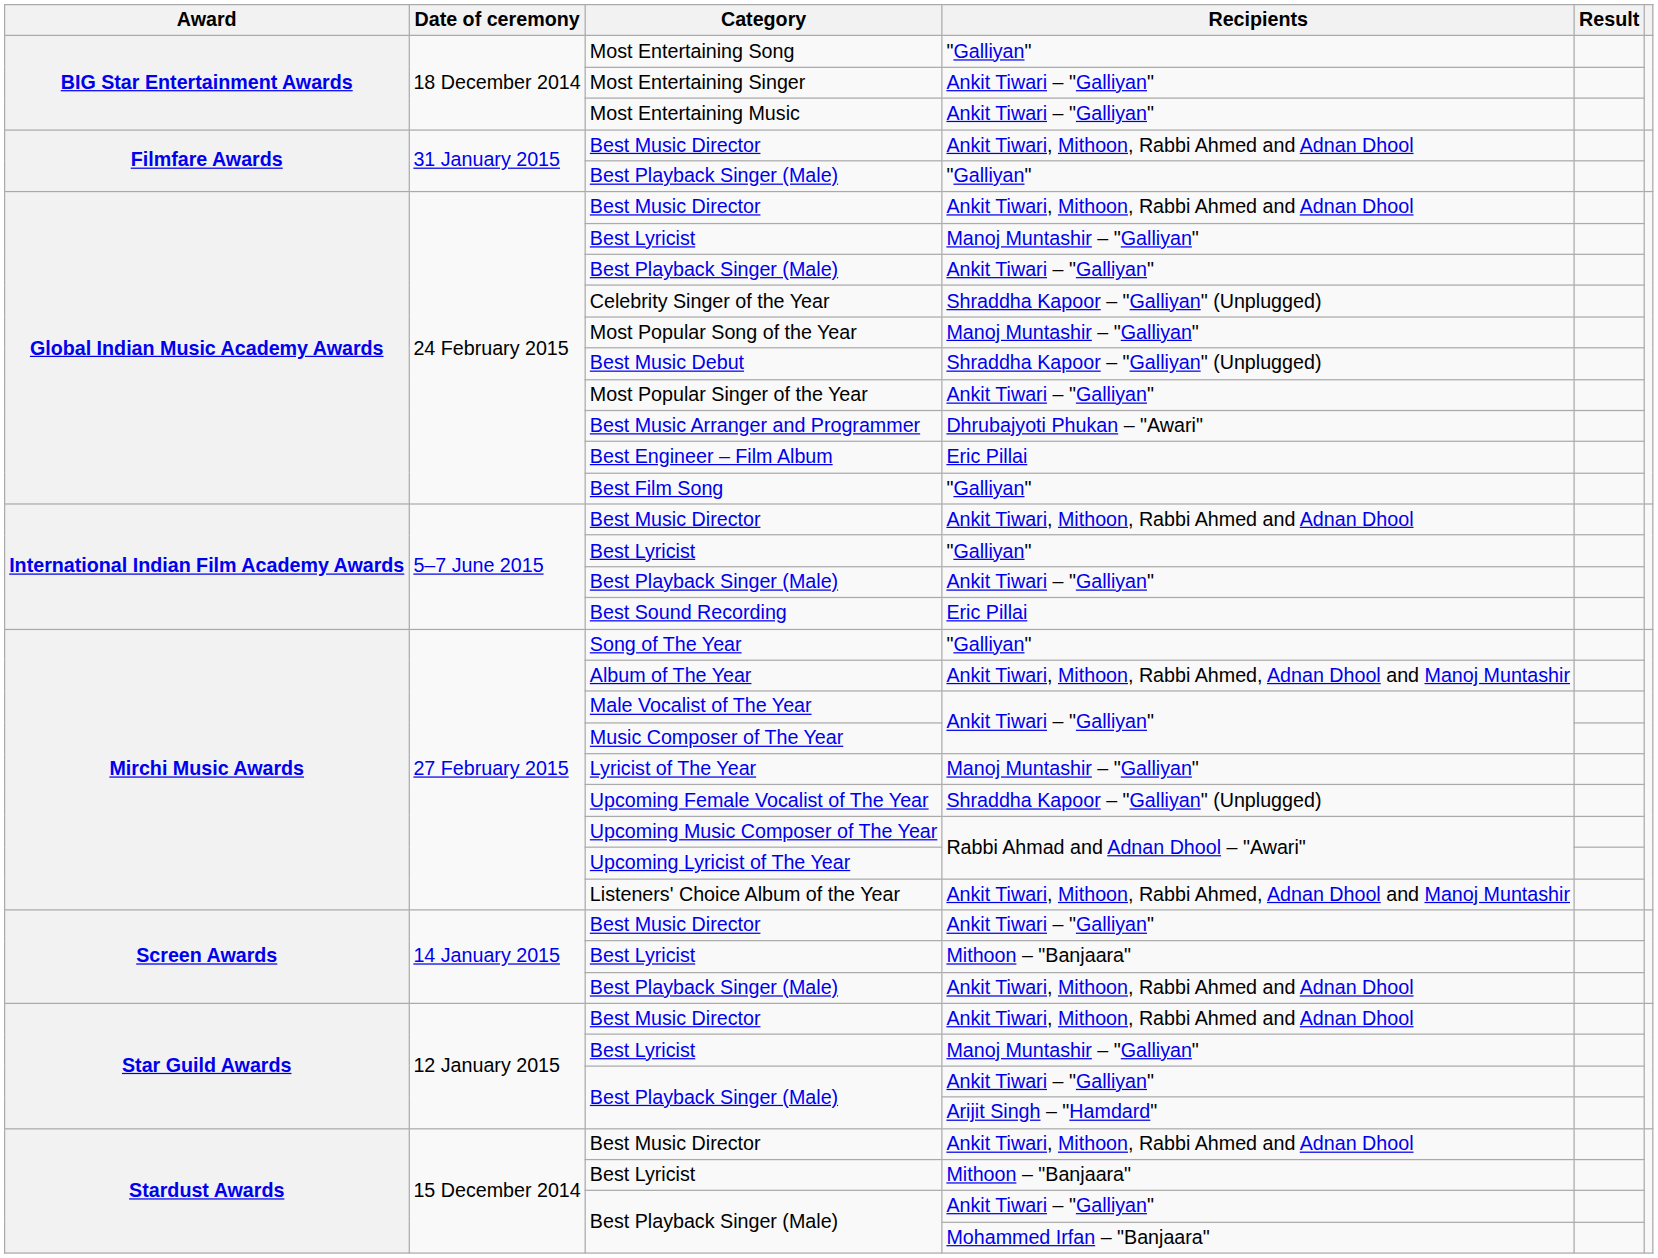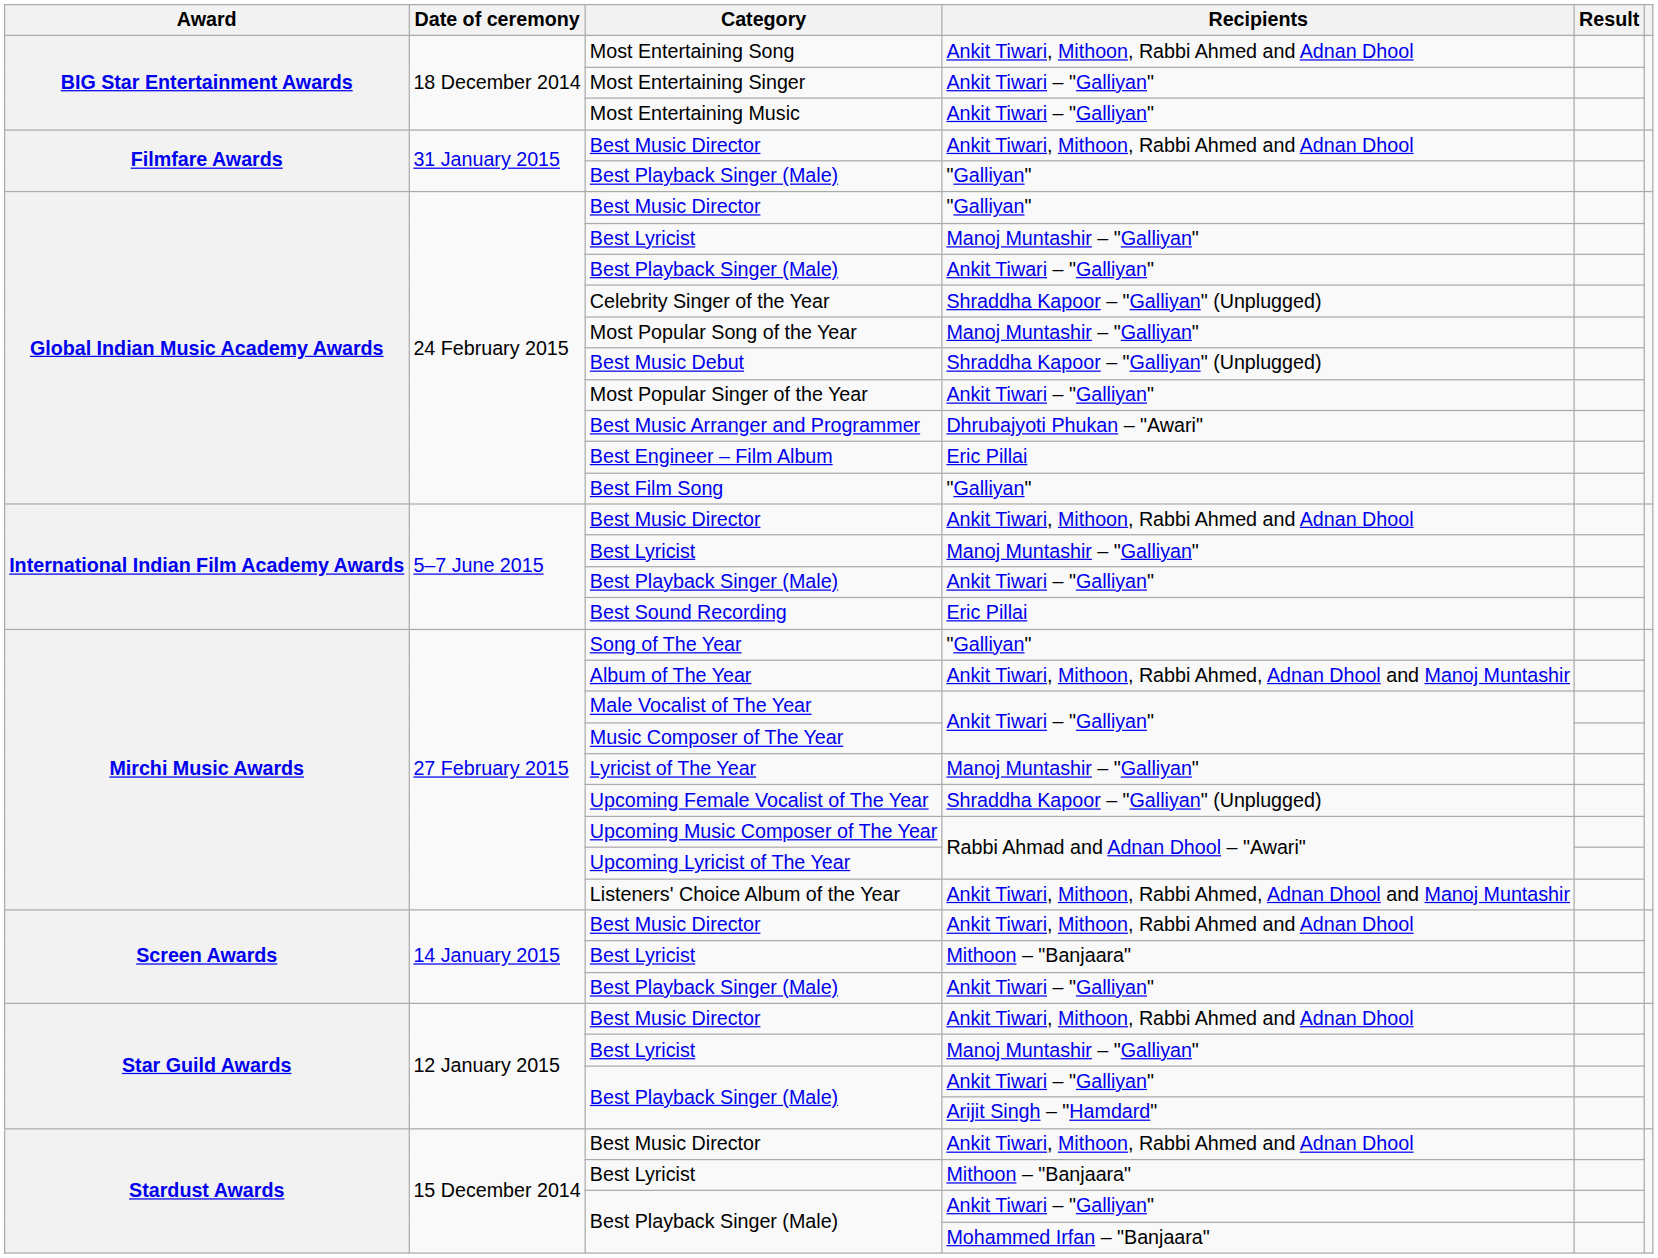(989, 51) "Galliyan" -> (1180, 51) Ankit Tiwari, Mithoon, Rabbi Ahmed and Adnan Dhool
(1180, 207) Ankit Tiwari, Mithoon, Rabbi Ahmed and Adnan Dhool -> (989, 207) "Galliyan"
(989, 550) "Galliyan" -> (1073, 550) Manoj Muntashir – "Galliyan"
(1050, 925) Ankit Tiwari – "Galliyan" -> (1180, 925) Ankit Tiwari, Mithoon, Rabbi Ahmed and Adnan Dhool
(1180, 987) Ankit Tiwari, Mithoon, Rabbi Ahmed and Adnan Dhool -> (1050, 987) Ankit Tiwari – "Galliyan"
